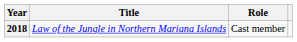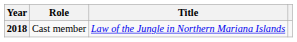columns swapped: (129, 12) <-> (258, 12)
